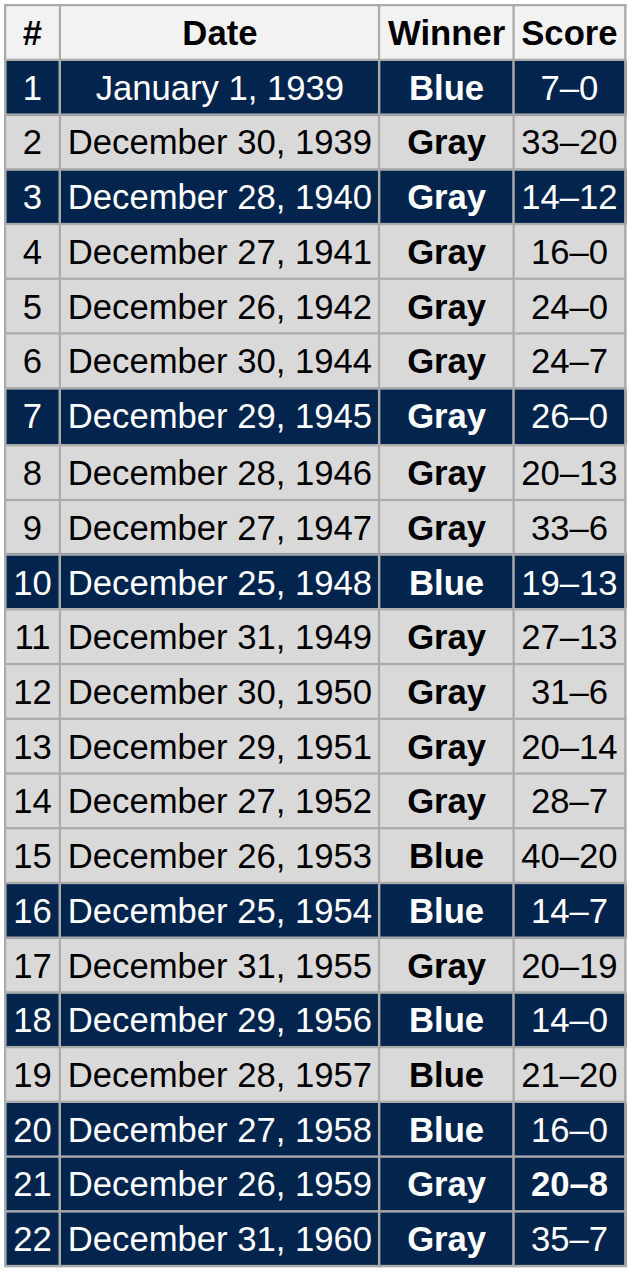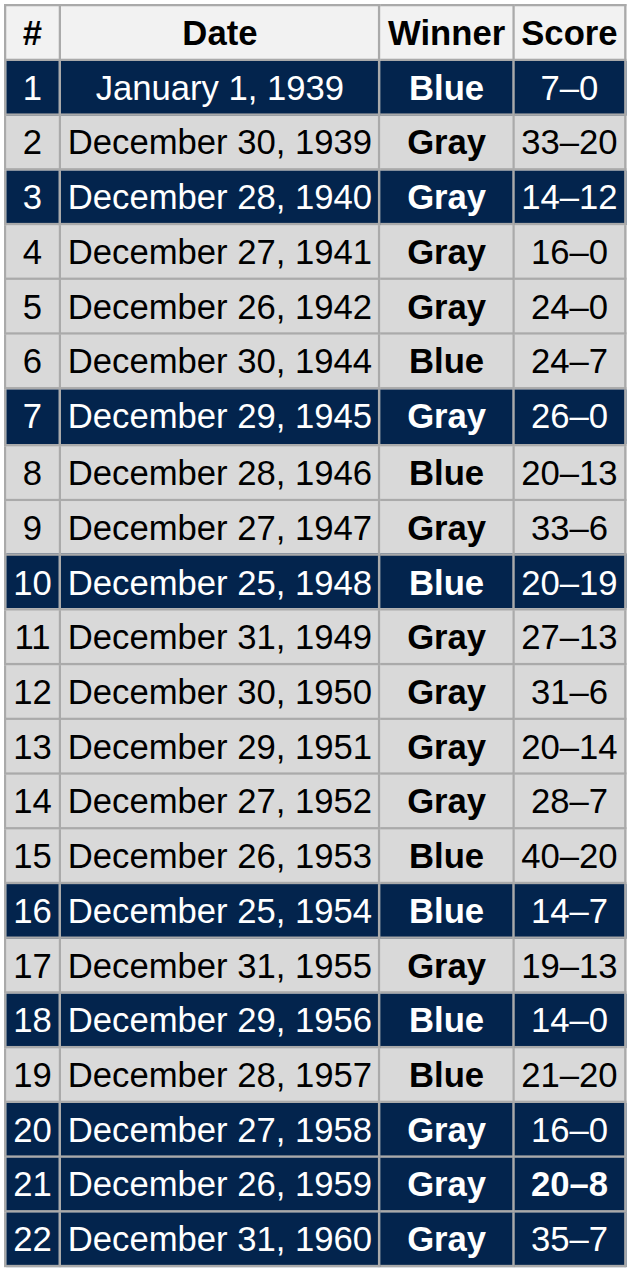(447, 362) Gray -> (447, 362) Blue
(447, 472) Gray -> (447, 472) Blue
(569, 581) 19–13 -> (569, 581) 20–19
(569, 965) 20–19 -> (569, 965) 19–13
(447, 1130) Blue -> (447, 1130) Gray
